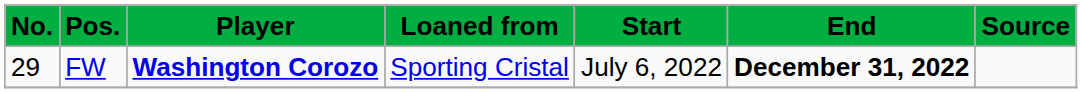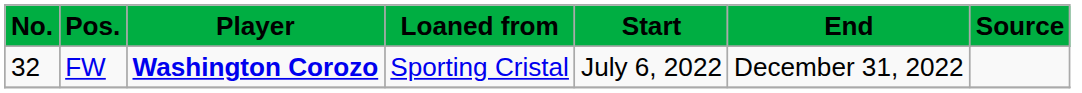(25, 67) 29 -> (25, 67) 32
(852, 67) bold -> (849, 67) normal
